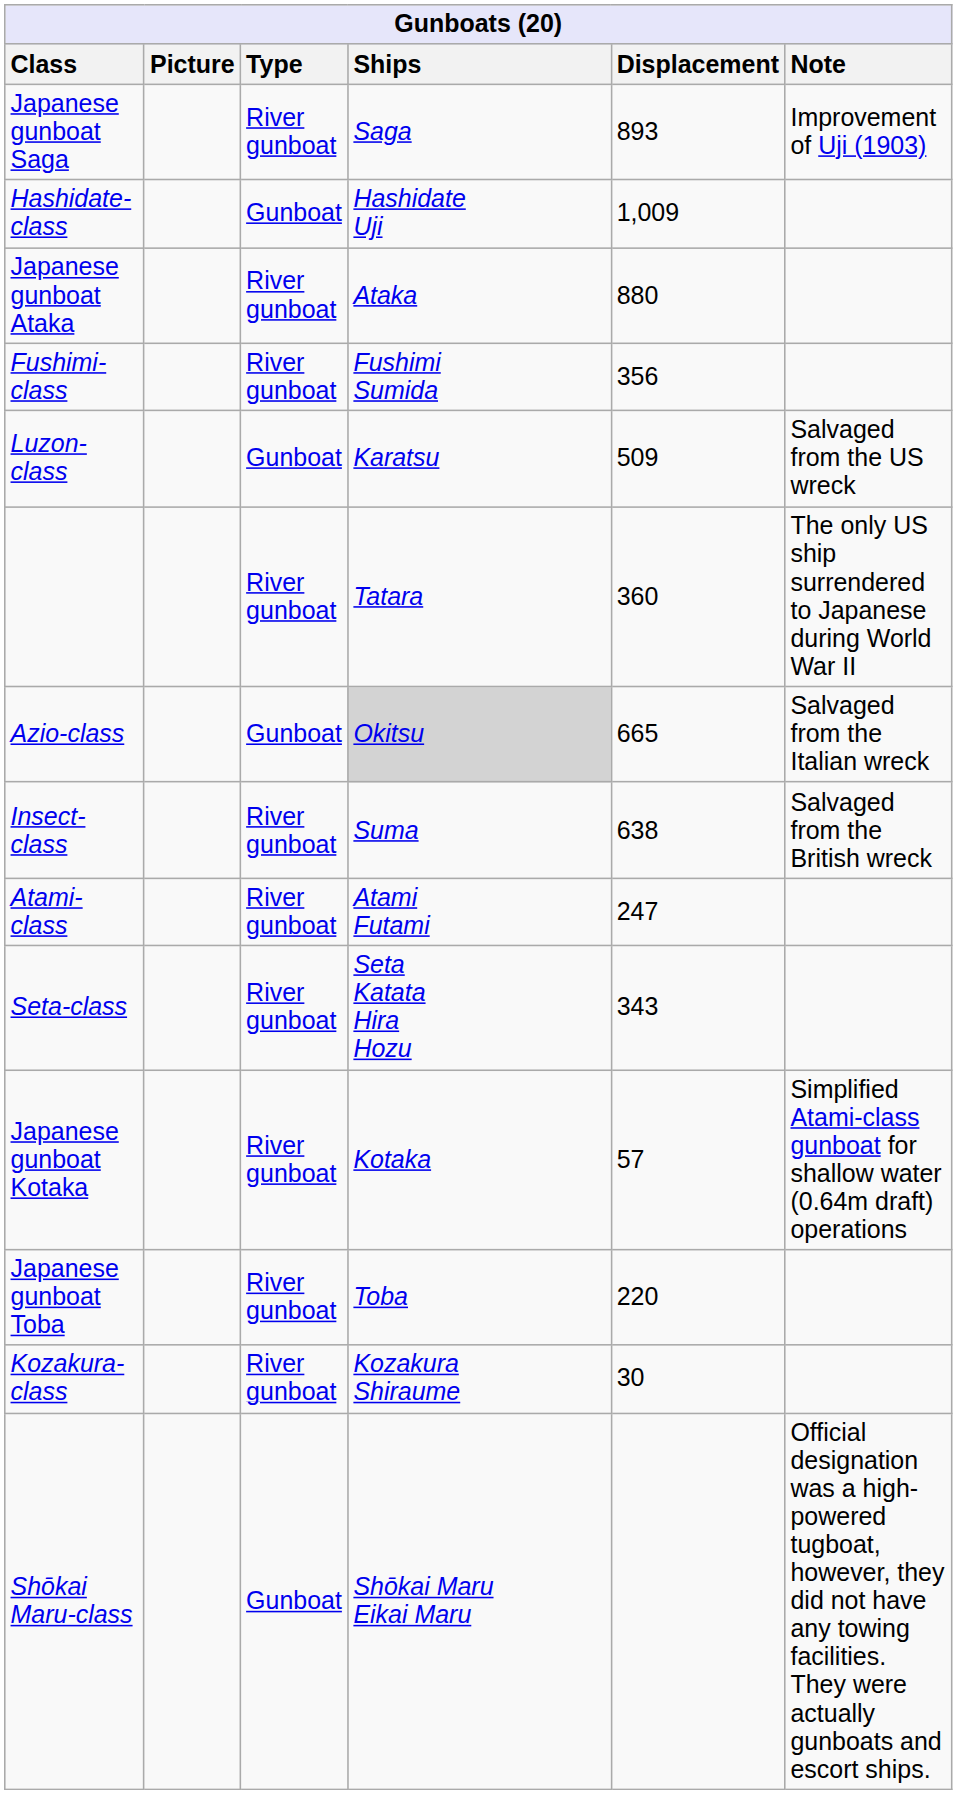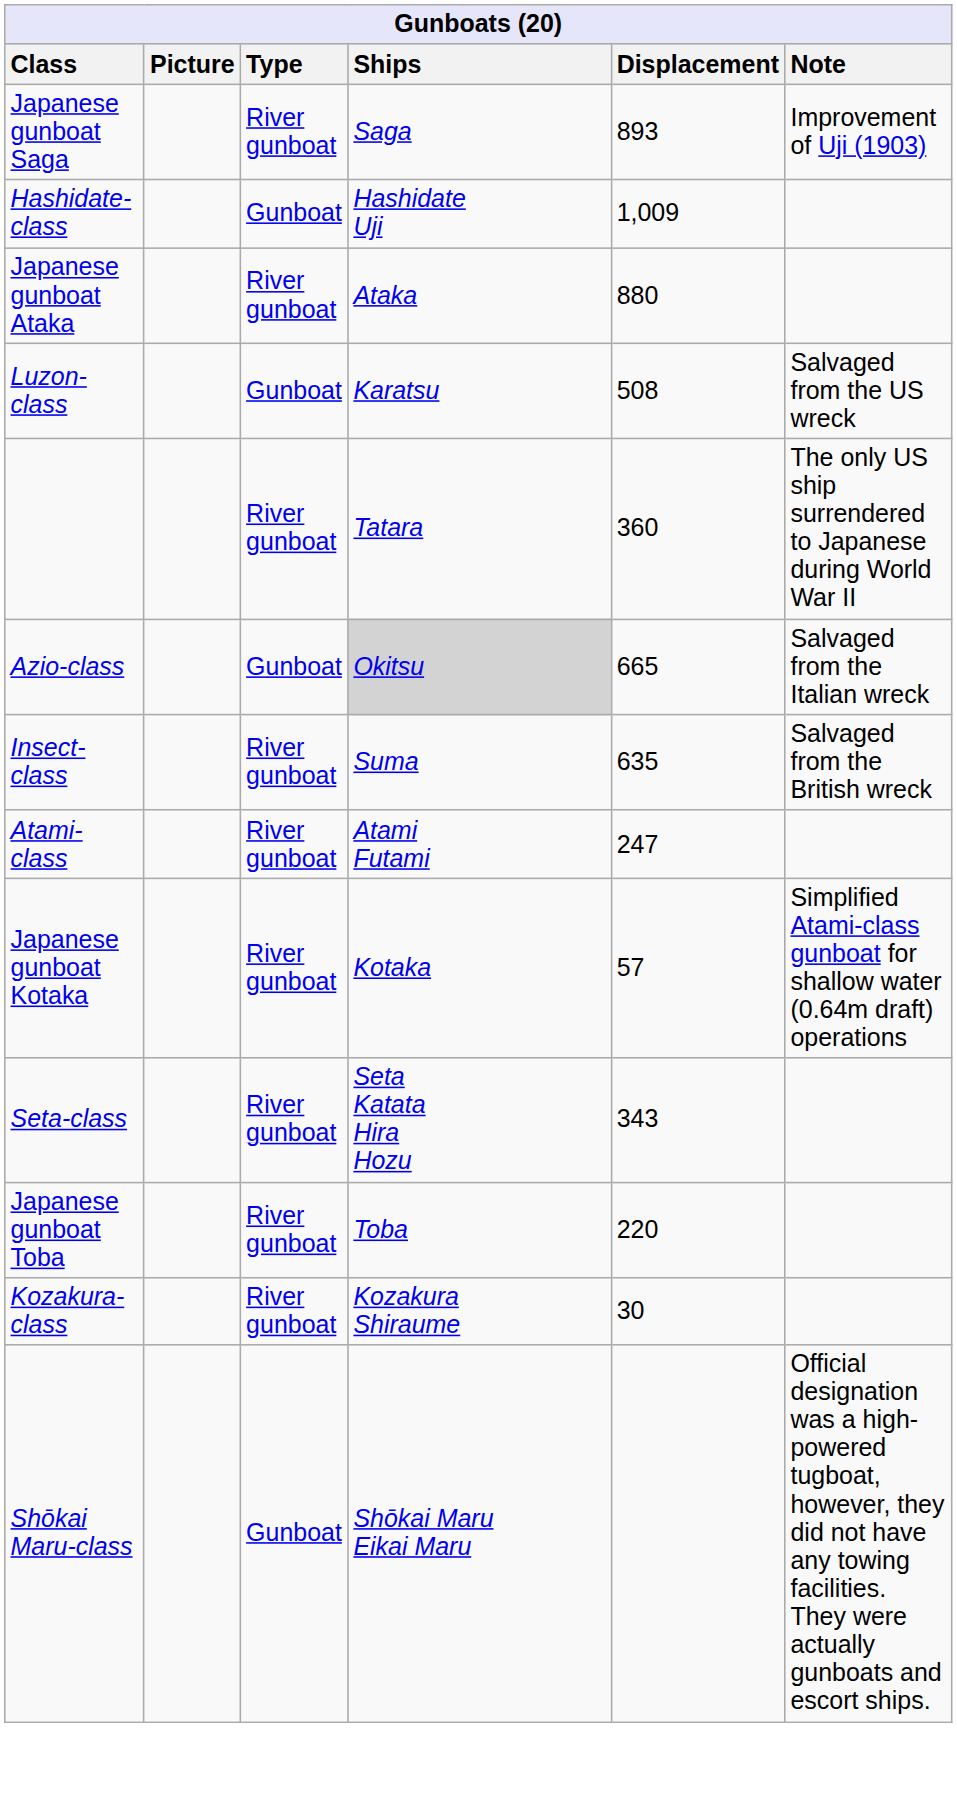- row: (58, 376)
(637, 458) 509 -> (637, 390) 508
(637, 829) 638 -> (637, 762) 635
rows swapped: (69, 1007) <-> (65, 1159)
